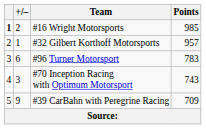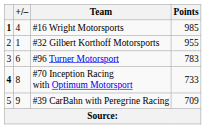(18, 27) 2 -> (18, 27) 4
(192, 43) 957 -> (192, 43) 955
(9, 80) normal -> (9, 80) bold
(18, 80) 3 -> (18, 80) 8
(192, 80) 743 -> (192, 80) 733
